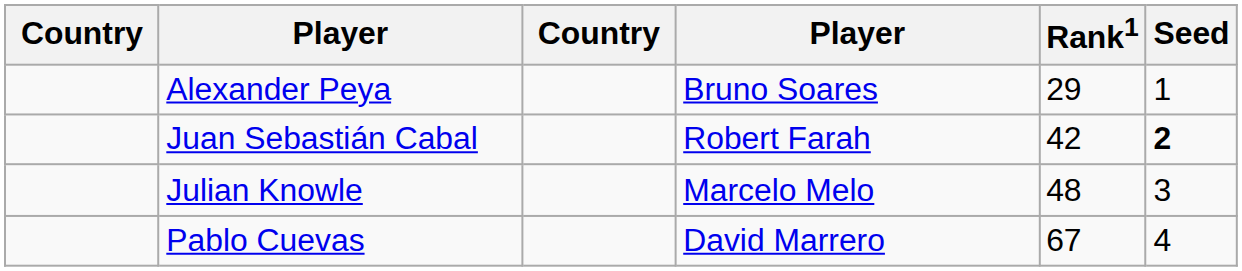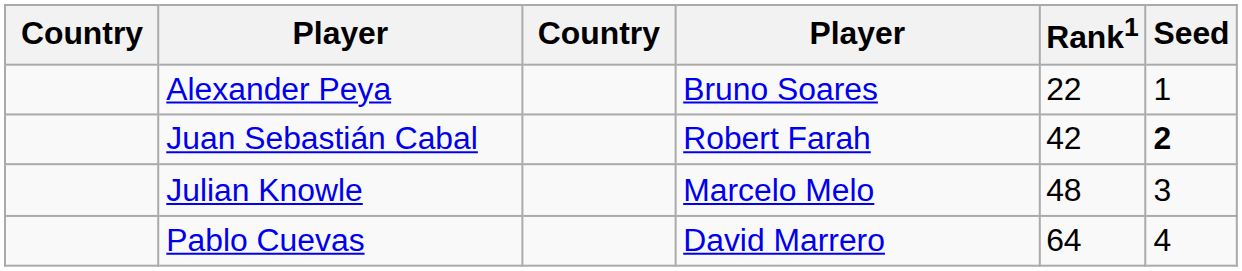(1064, 88) 29 -> (1064, 88) 22
(1064, 240) 67 -> (1064, 240) 64
